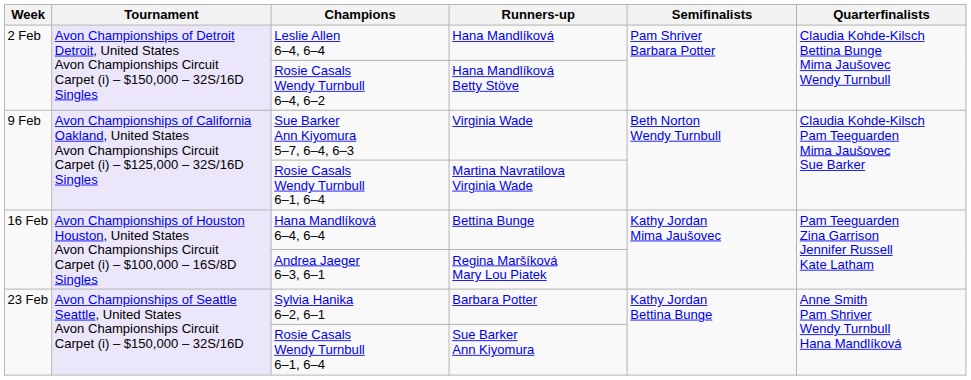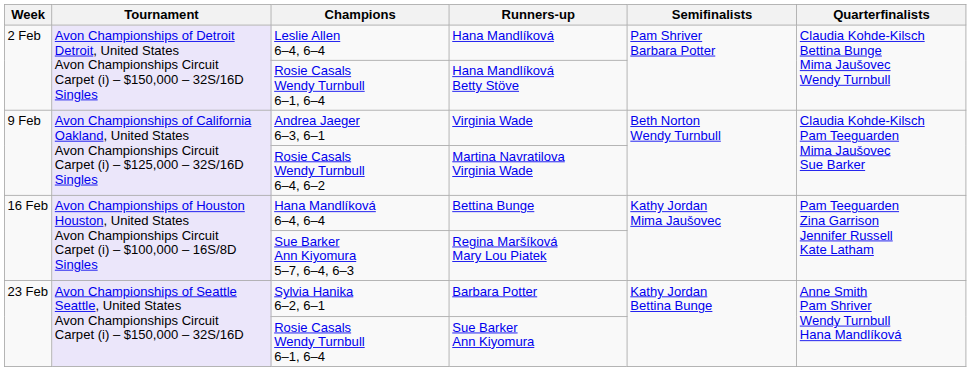(319, 86) Rosie Casals Wendy Turnbull 6–4, 6–2 -> (319, 86) Rosie Casals Wendy Turnbull 6–1, 6–4
(315, 136) Sue Barker Ann Kiyomura 5–7, 6–4, 6–3 -> (317, 128) Andrea Jaeger 6–3, 6–1
(319, 185) Rosie Casals Wendy Turnbull 6–1, 6–4 -> (319, 171) Rosie Casals Wendy Turnbull 6–4, 6–2
(317, 268) Andrea Jaeger 6–3, 6–1 -> (315, 256) Sue Barker Ann Kiyomura 5–7, 6–4, 6–3
